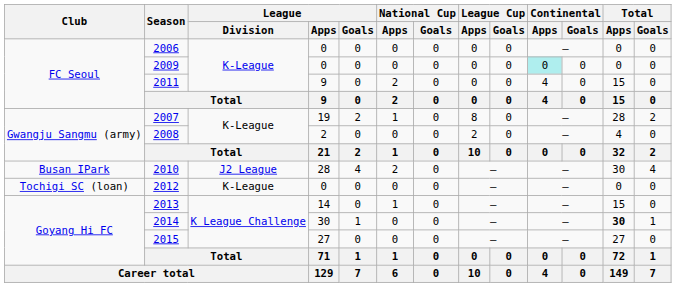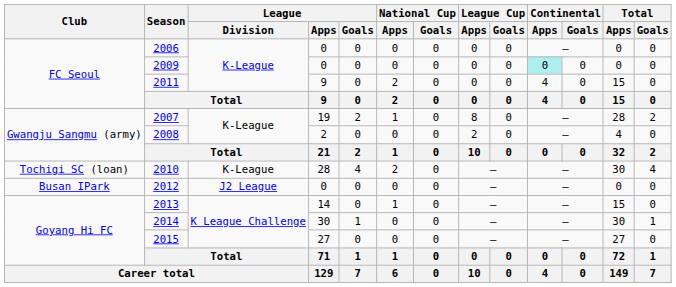(74, 169) Busan IPark -> (74, 169) Tochigi SC (loan)
(248, 169) J2 League -> (248, 169) K-League
(74, 187) Tochigi SC (loan) -> (74, 187) Busan IPark
(248, 187) K-League -> (248, 187) J2 League
(619, 222) bold -> (619, 222) normal
